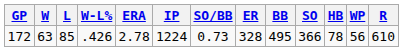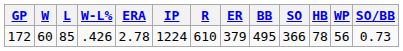columns swapped: (383, 15) <-> (213, 15)
(45, 36) 63 -> (45, 36) 60
(251, 36) 328 -> (235, 36) 379
